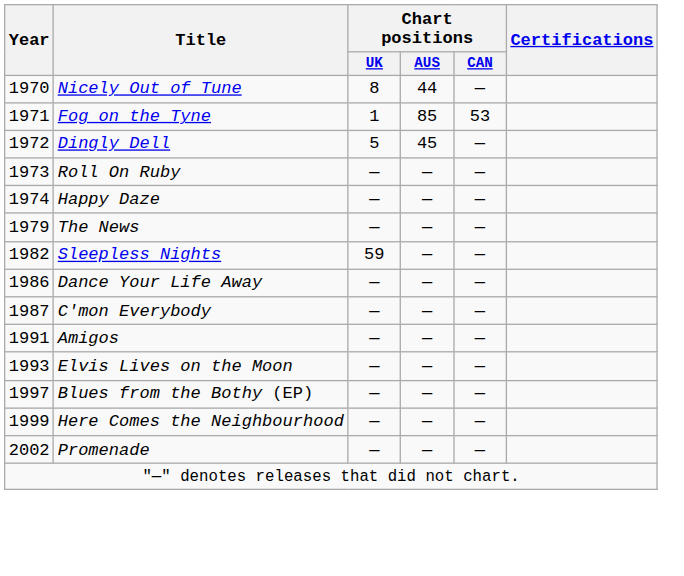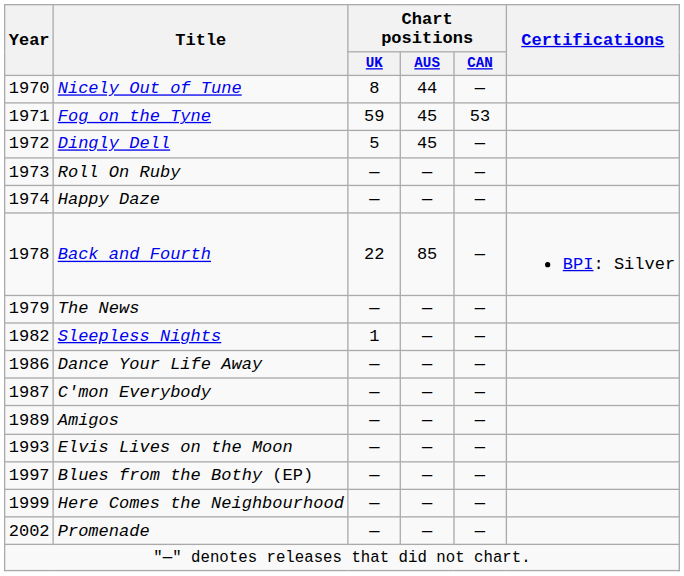(374, 116) 1 -> (374, 116) 59
(427, 116) 85 -> (427, 116) 45
+ row: (134, 254)
(374, 255) 59 -> (374, 337) 1
(29, 338) 1991 -> (29, 420) 1989
